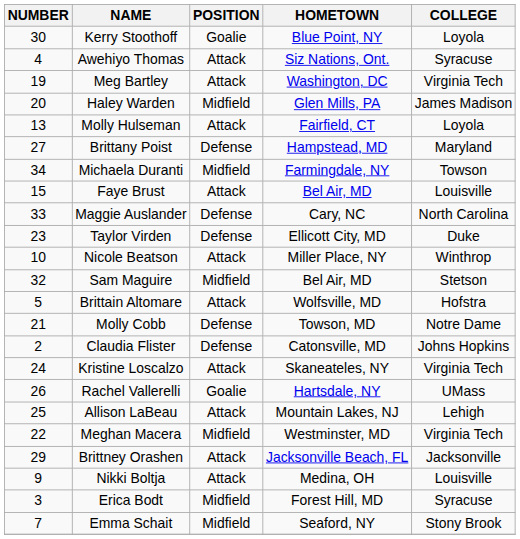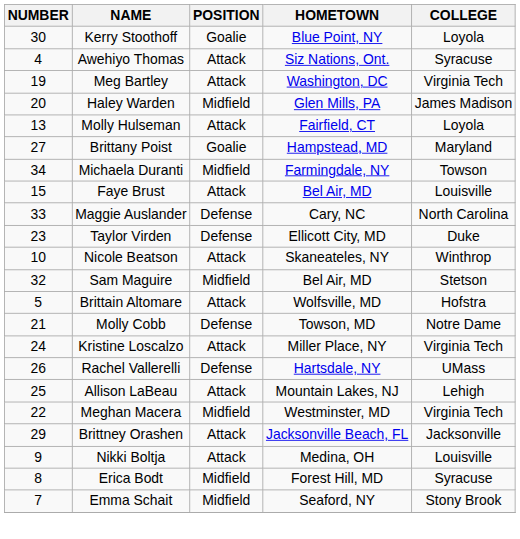(226, 147) Defense -> (226, 147) Goalie
(337, 258) Miller Place, NY -> (337, 258) Skaneateles, NY
- row: (131, 346)
(337, 368) Skaneateles, NY -> (337, 346) Miller Place, NY
(226, 390) Goalie -> (226, 368) Defense
(38, 501) 3 -> (38, 479) 8
